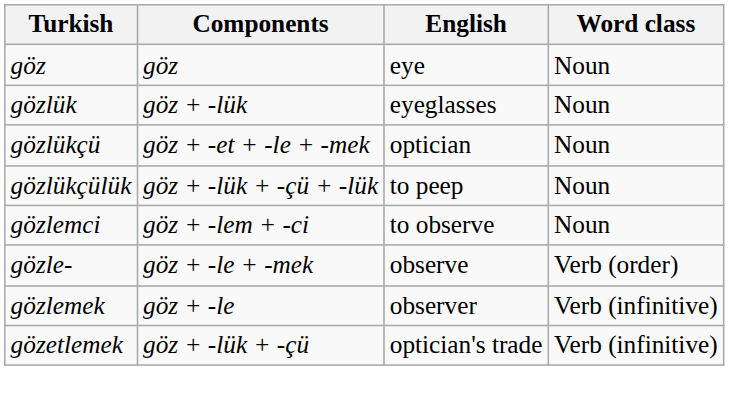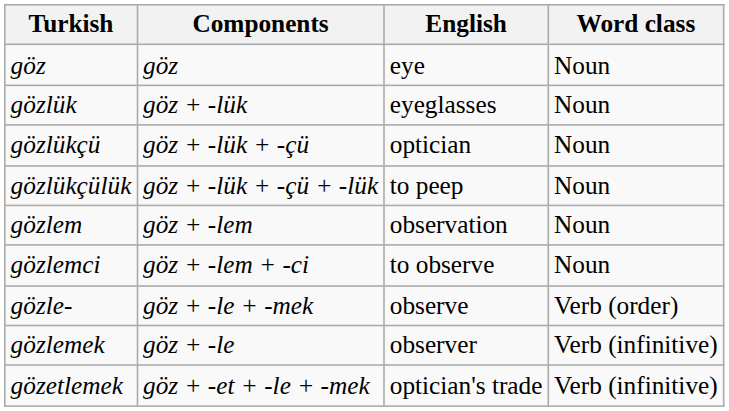(256, 144) göz + -et + -le + -mek -> (226, 144) göz + -lük + -çü
+ row: (46, 225)
(226, 345) göz + -lük + -çü -> (256, 385) göz + -et + -le + -mek
